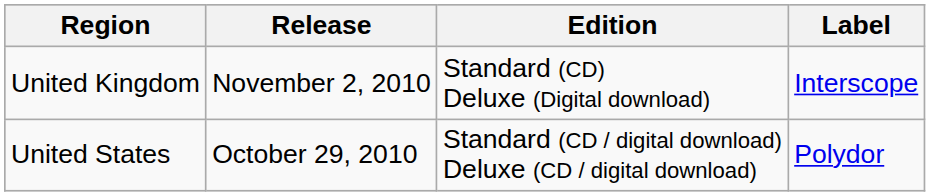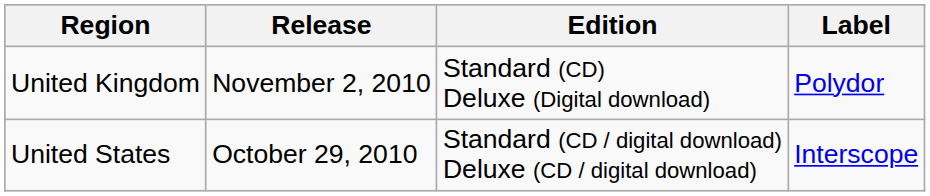(856, 82) Interscope -> (839, 82) Polydor
(839, 154) Polydor -> (856, 154) Interscope
